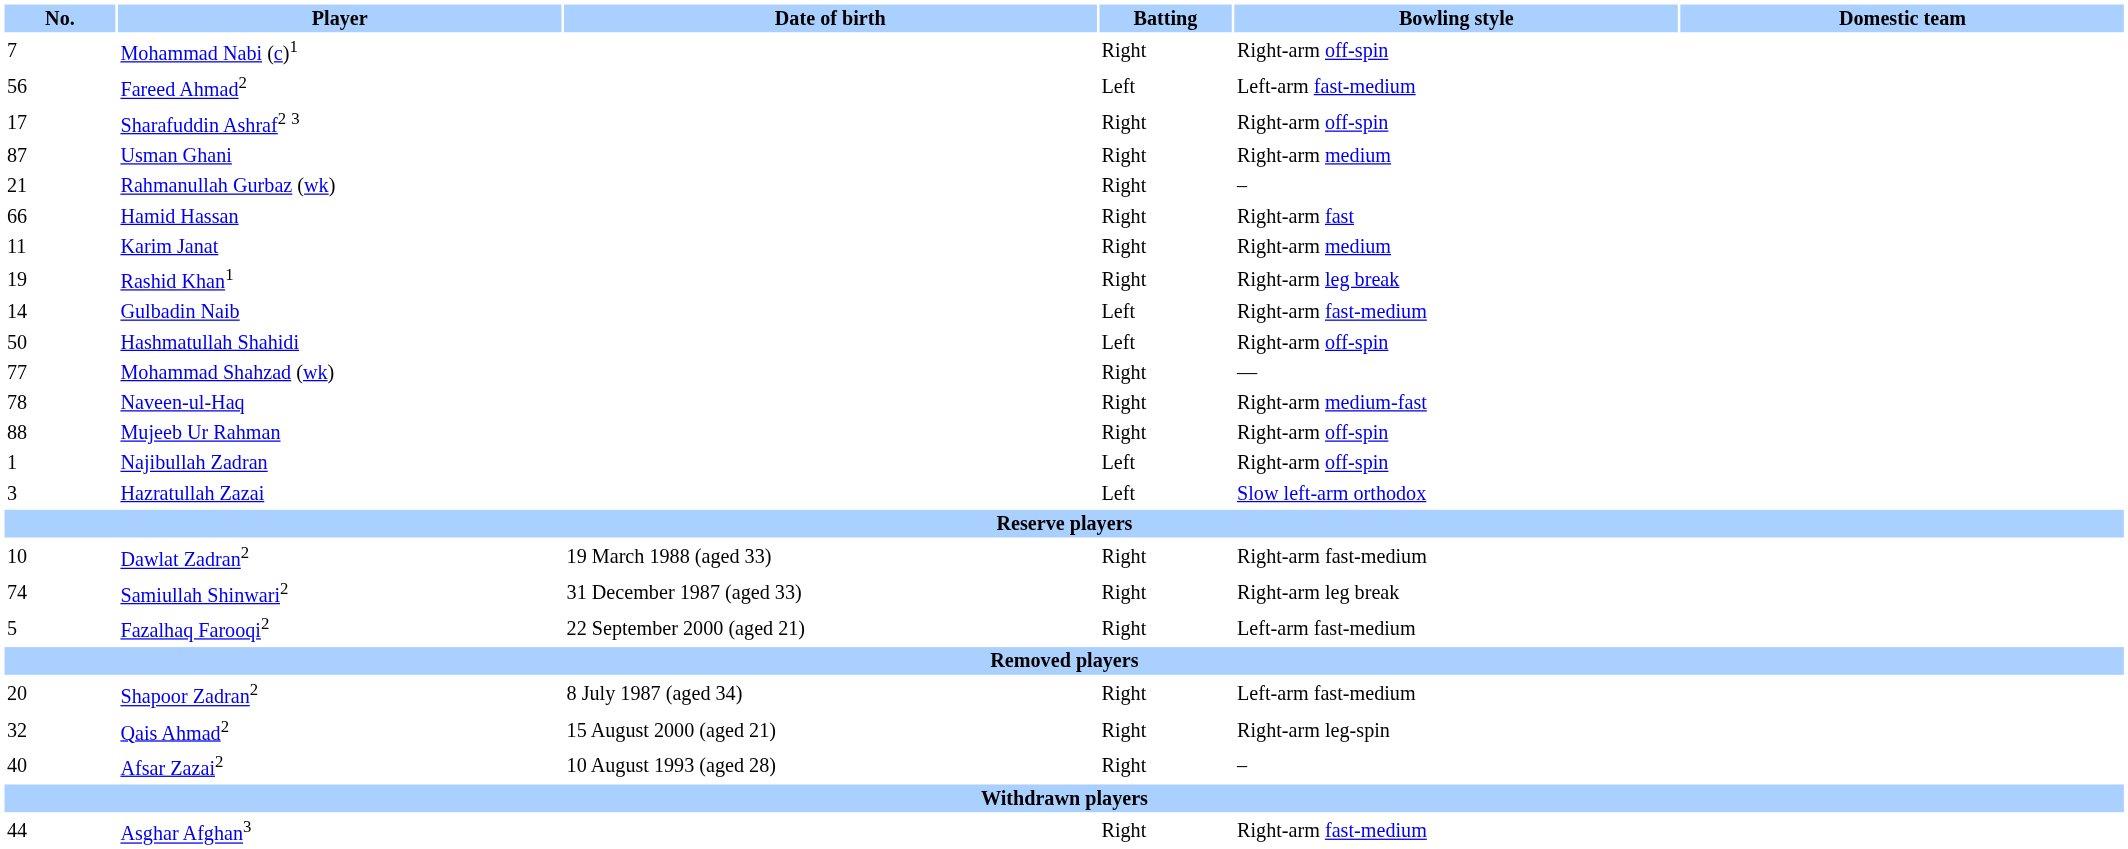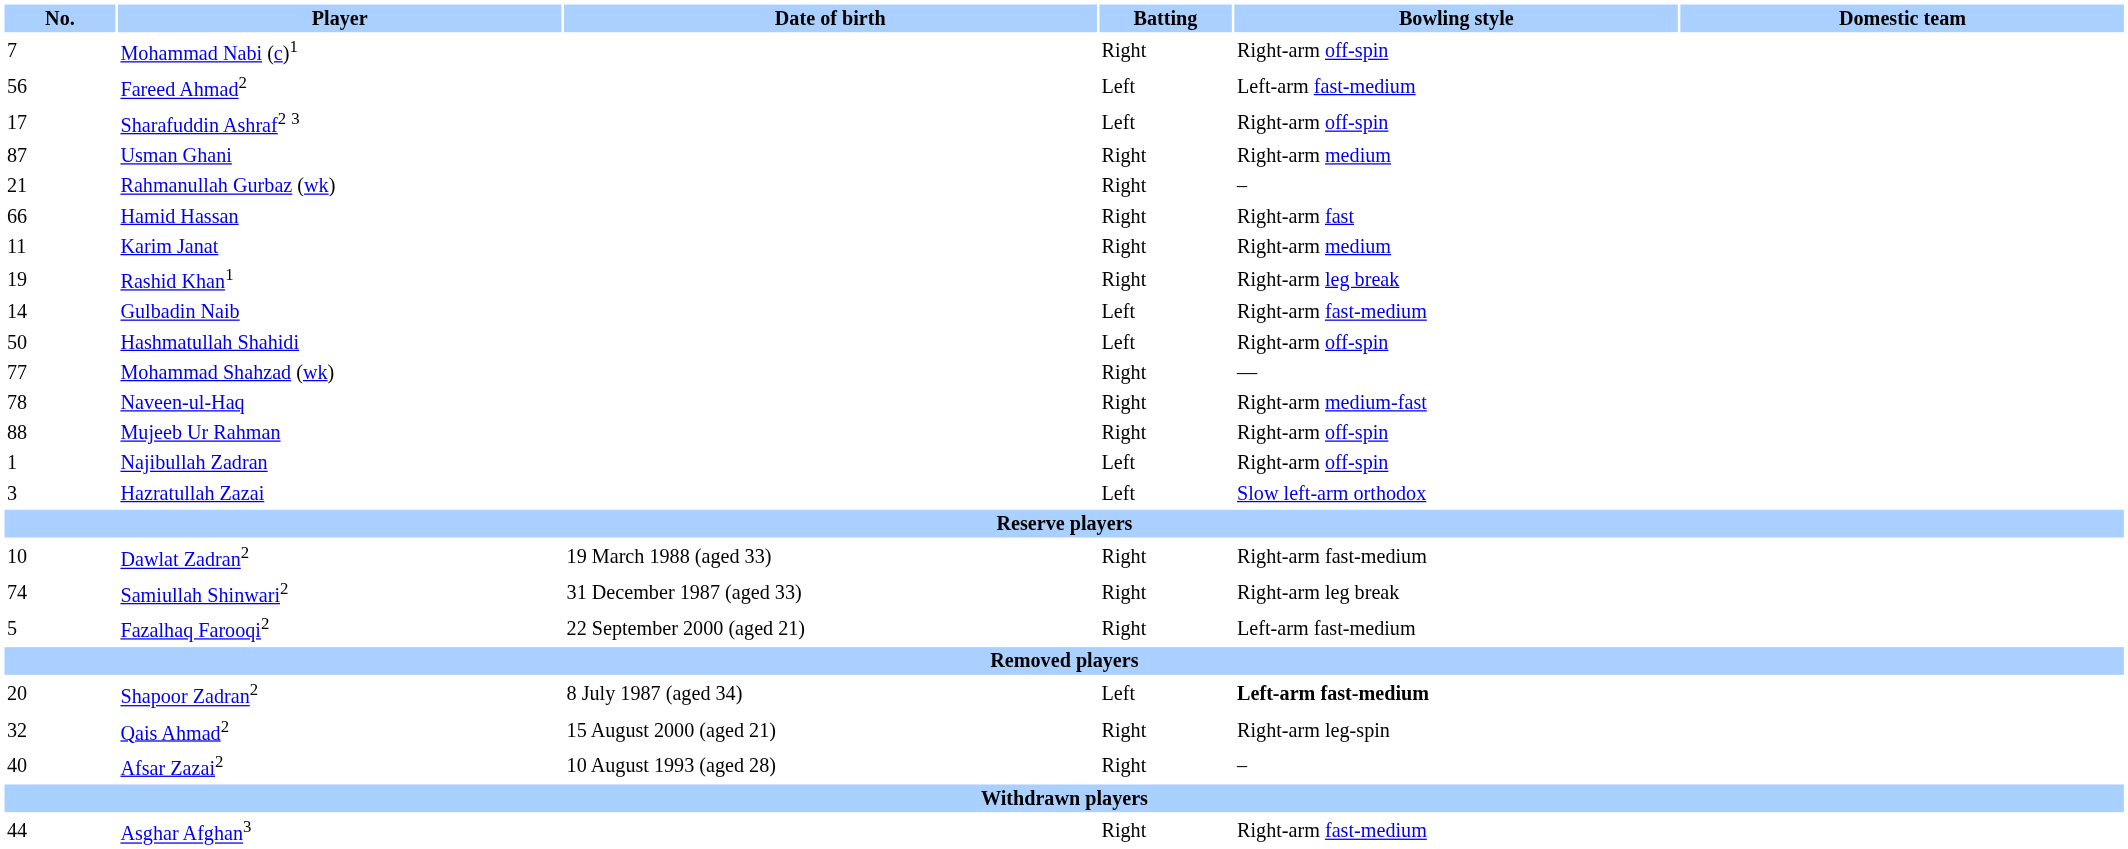(1124, 122) Right -> (1118, 122) Left
(1124, 694) Right -> (1118, 694) Left
(1326, 694) normal -> (1333, 694) bold
